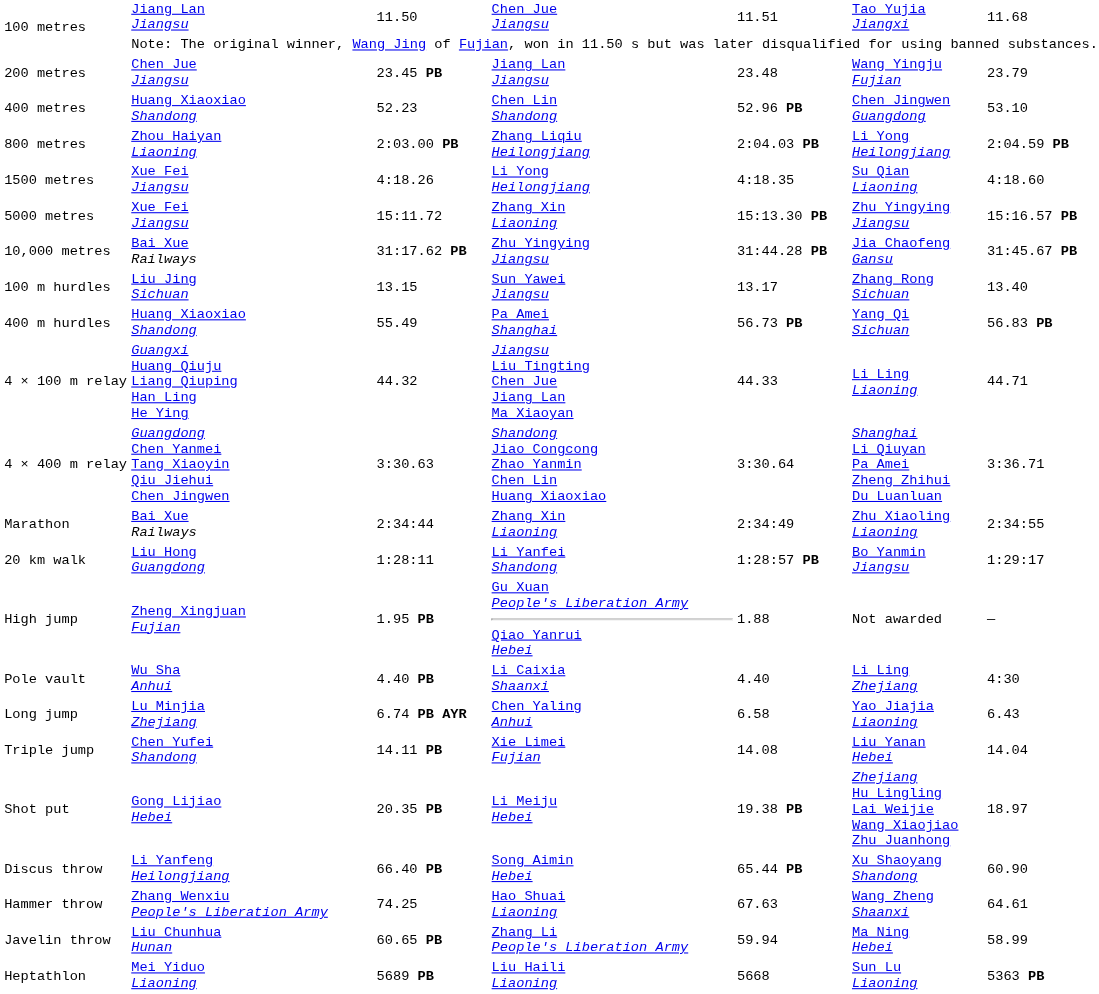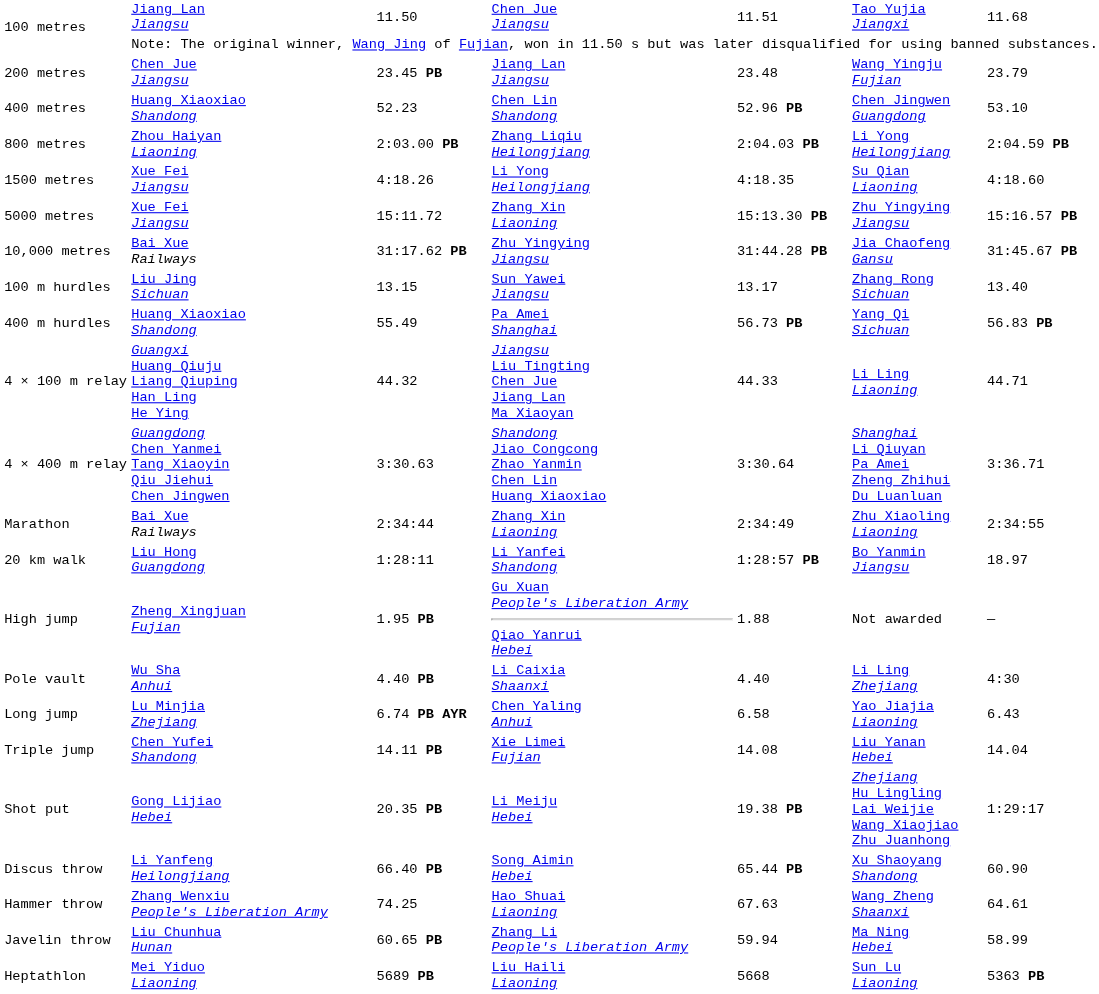(1016, 560) 1:29:17 -> (1007, 560) 18.97
(1007, 809) 18.97 -> (1016, 809) 1:29:17
